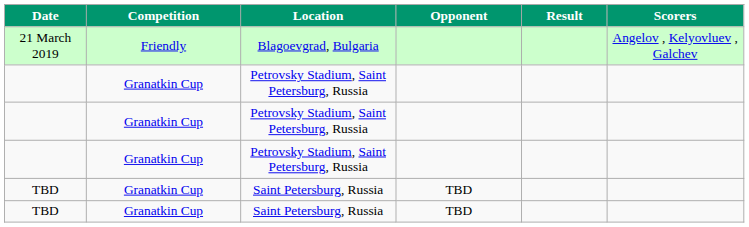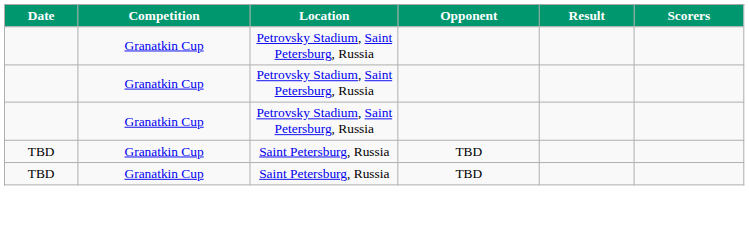- row: (45, 45)
